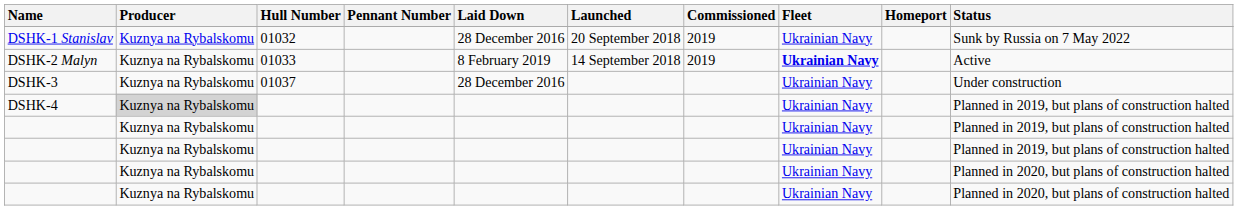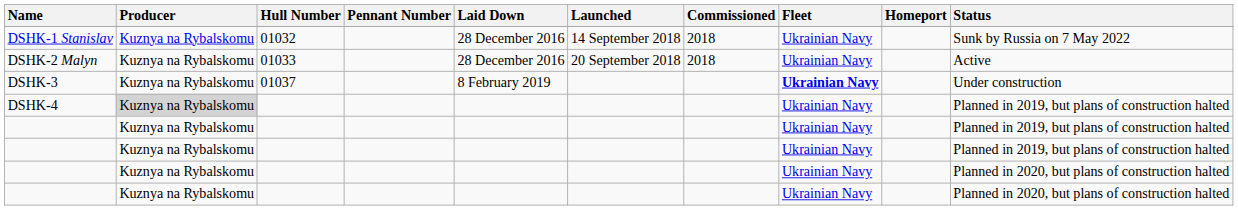(626, 37) 20 September 2018 -> (626, 37) 14 September 2018
(701, 37) 2019 -> (701, 37) 2018
(504, 60) 8 February 2019 -> (511, 60) 28 December 2016
(626, 60) 14 September 2018 -> (626, 60) 20 September 2018
(701, 60) 2019 -> (701, 60) 2018
(830, 60) bold -> (827, 60) normal
(511, 82) 28 December 2016 -> (504, 82) 8 February 2019
(827, 82) normal -> (830, 82) bold
